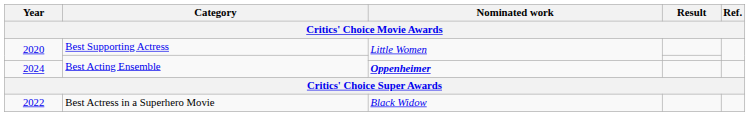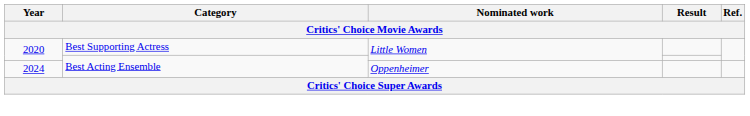(401, 68) bold -> (400, 68) normal
- row: (34, 102)
